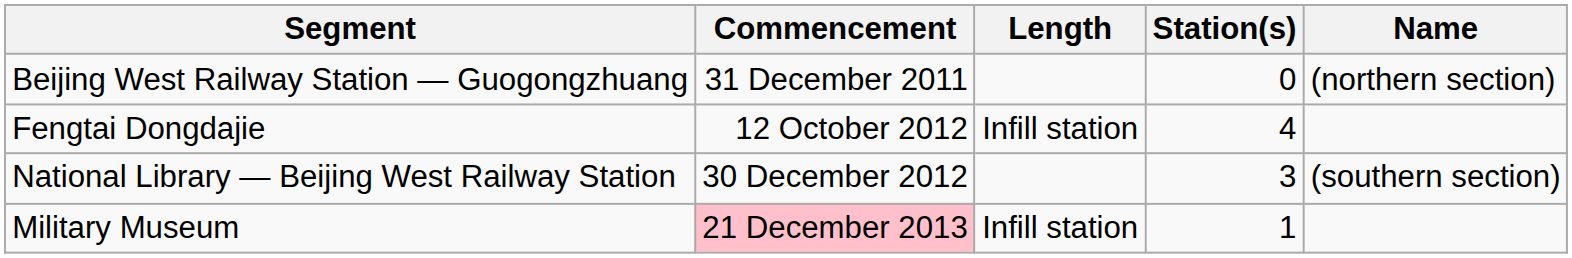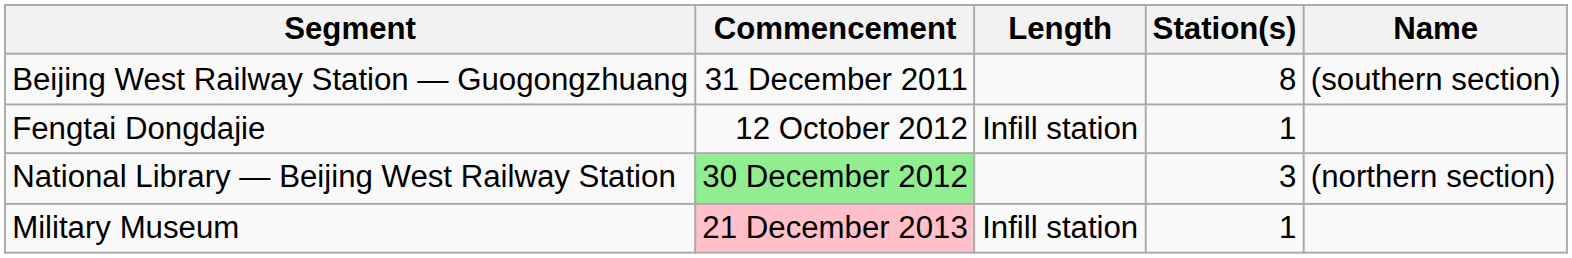(1288, 78) 0 -> (1288, 78) 8
(1433, 78) (northern section) -> (1436, 78) (southern section)
(1288, 128) 4 -> (1288, 128) 1
(835, 177) no background -> (835, 177) lightgreen background
(1436, 177) (southern section) -> (1433, 177) (northern section)
